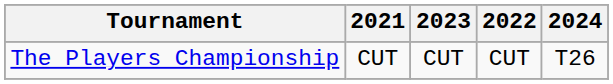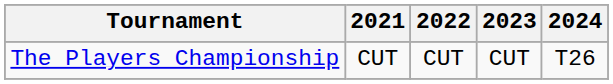columns swapped: (509, 24) <-> (444, 24)
